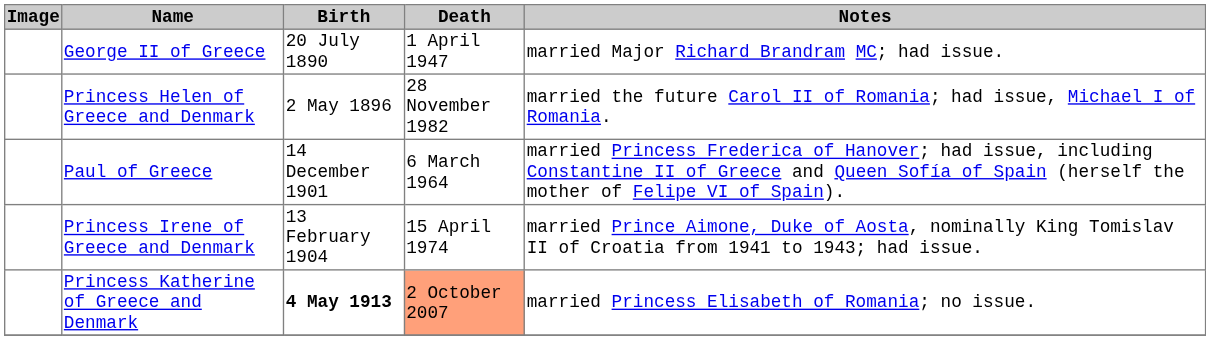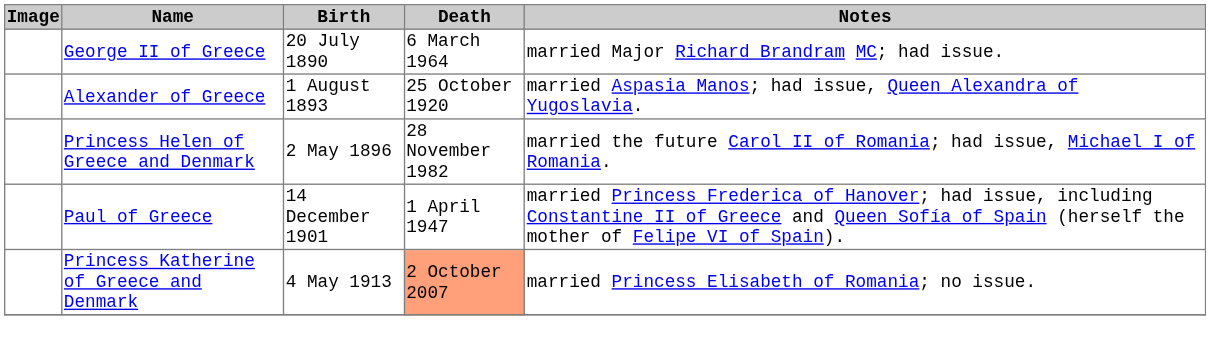(443, 52) 1 April 1947 -> (443, 52) 6 March 1964
+ row: (165, 96)
(443, 172) 6 March 1964 -> (443, 217) 1 April 1947
- row: (159, 237)
(339, 303) bold -> (339, 282) normal
